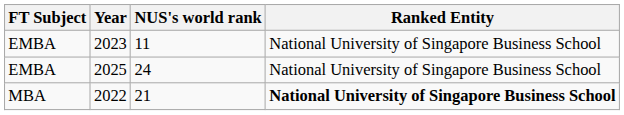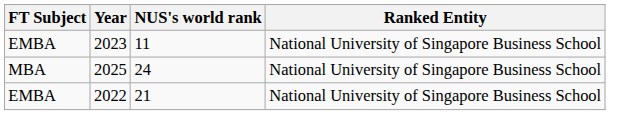(32, 69) EMBA -> (27, 69) MBA
(27, 95) MBA -> (32, 95) EMBA
(442, 95) bold -> (435, 95) normal
